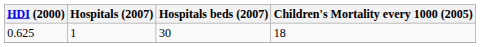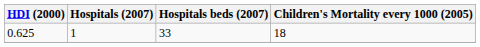(165, 33) 30 -> (165, 33) 33
